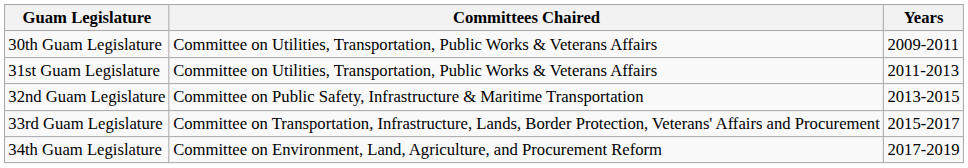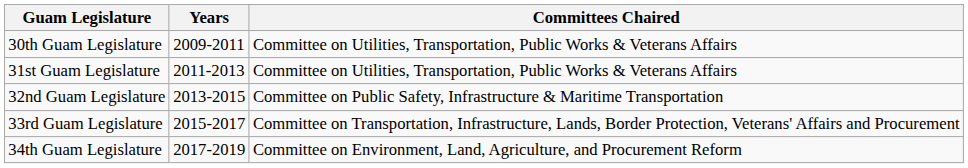columns swapped: (924, 17) <-> (526, 17)
